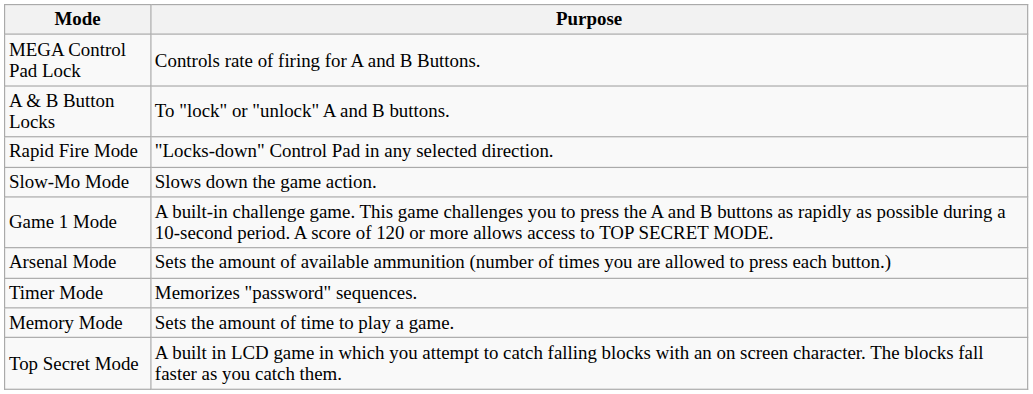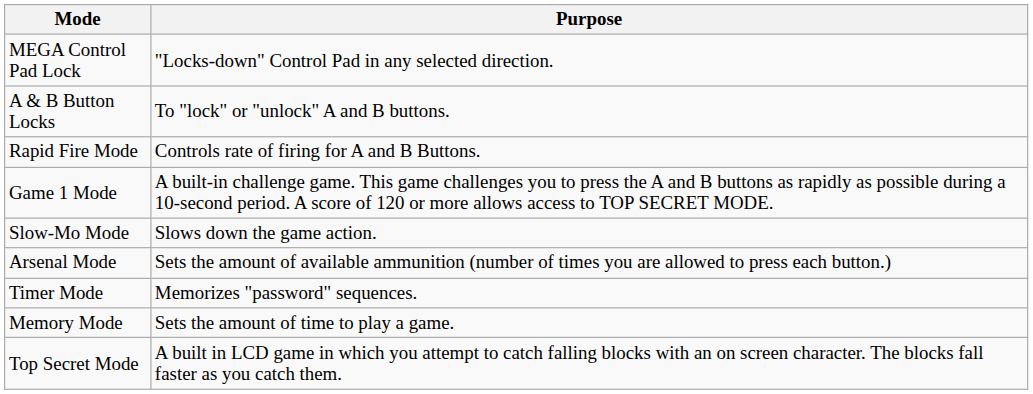(318, 60) Controls rate of firing for A and B Buttons. -> (354, 60) "Locks-down" Control Pad in any selected direction.
(354, 151) "Locks-down" Control Pad in any selected direction. -> (318, 151) Controls rate of firing for A and B Buttons.
rows swapped: (69, 181) <-> (63, 222)
